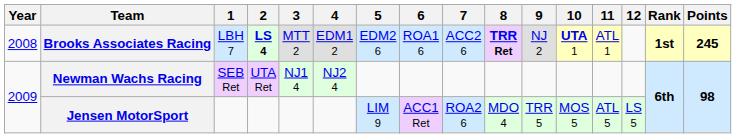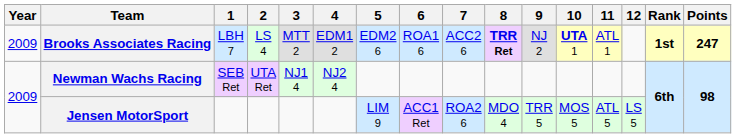(22, 43) 2008 -> (22, 43) 2009
(263, 43) bold -> (263, 42) normal
(707, 43) 245 -> (707, 43) 247
